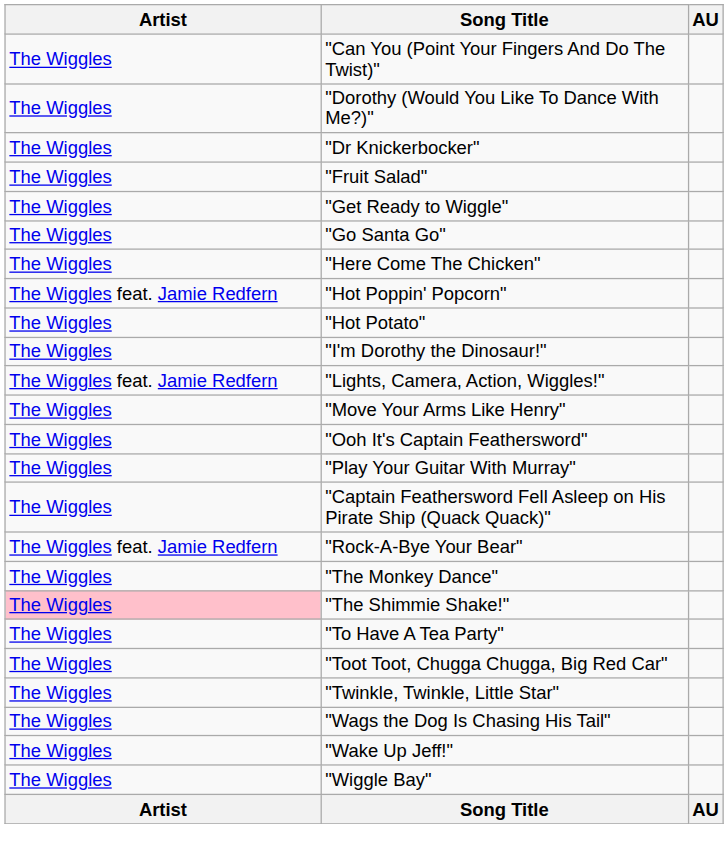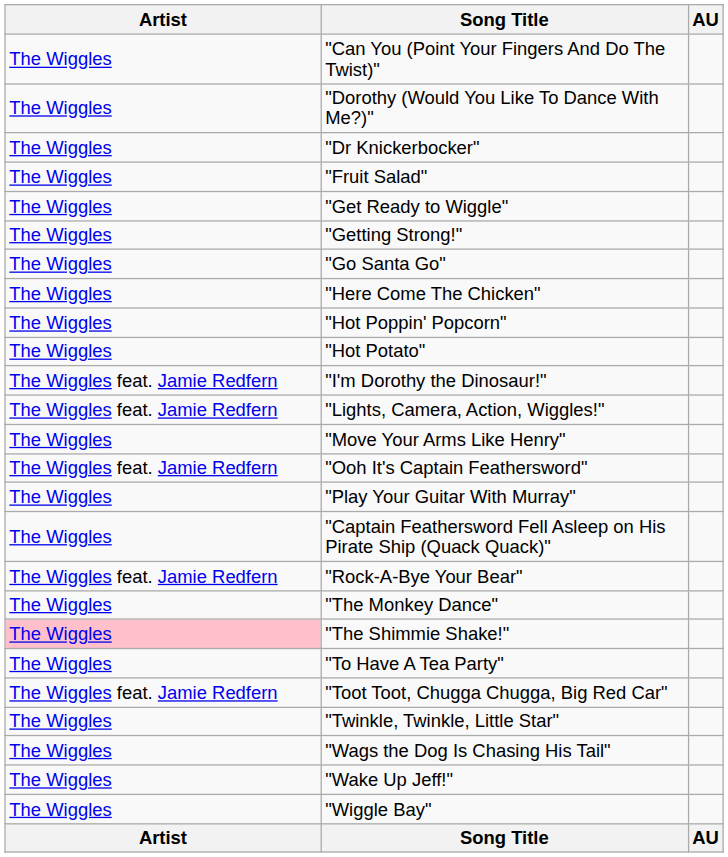+ row: (394, 235)
(143, 293) The Wiggles feat. Jamie Redfern -> (61, 322) The Wiggles
(61, 351) The Wiggles -> (143, 380) The Wiggles feat. Jamie Redfern
(61, 439) The Wiggles -> (143, 468) The Wiggles feat. Jamie Redfern
(61, 663) The Wiggles -> (143, 692) The Wiggles feat. Jamie Redfern
